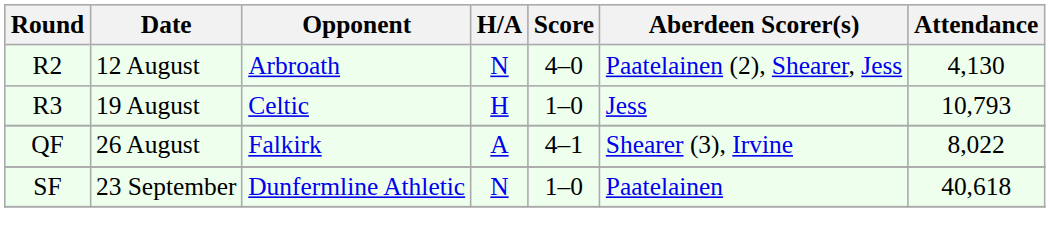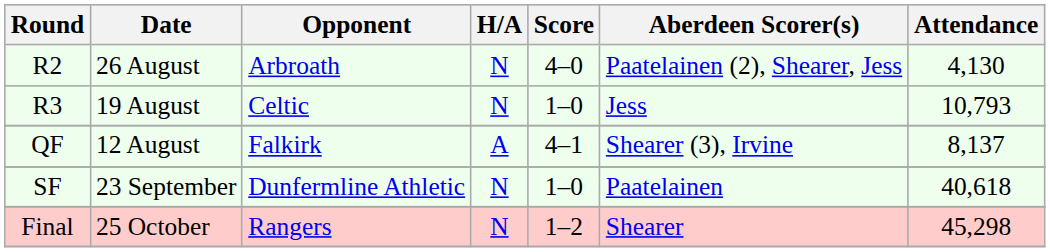(148, 65) 12 August -> (148, 65) 26 August
(499, 105) H -> (499, 105) N
(148, 145) 26 August -> (148, 145) 12 August
(976, 145) 8,022 -> (976, 145) 8,137
+ row: (47, 226)
